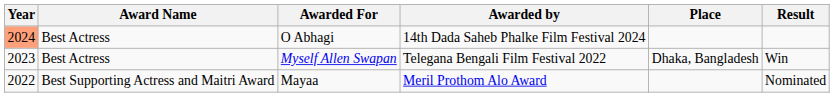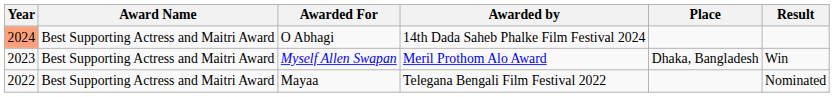(76, 37) Best Actress -> (158, 37) Best Supporting Actress and Maitri Award
(76, 59) Best Actress -> (158, 59) Best Supporting Actress and Maitri Award
(505, 59) Telegana Bengali Film Festival 2022 -> (475, 59) Meril Prothom Alo Award
(475, 80) Meril Prothom Alo Award -> (505, 80) Telegana Bengali Film Festival 2022
